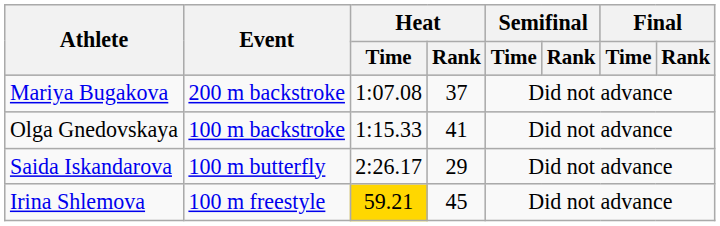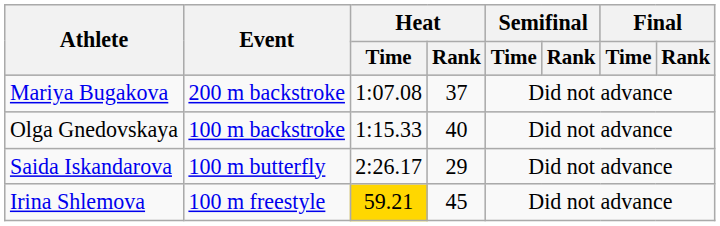(456, 130) 41 -> (456, 130) 40
